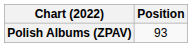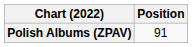(161, 33) 93 -> (161, 33) 91
